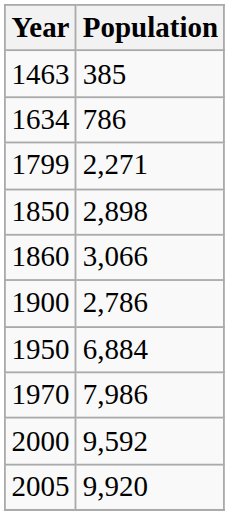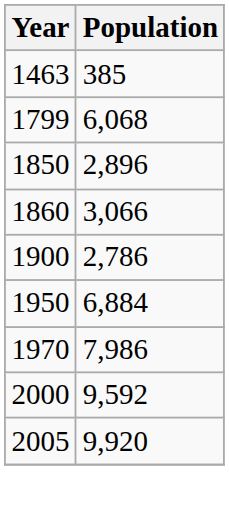- row: (41, 119)
(115, 165) 2,271 -> (115, 119) 6,068
(115, 211) 2,898 -> (115, 165) 2,896
